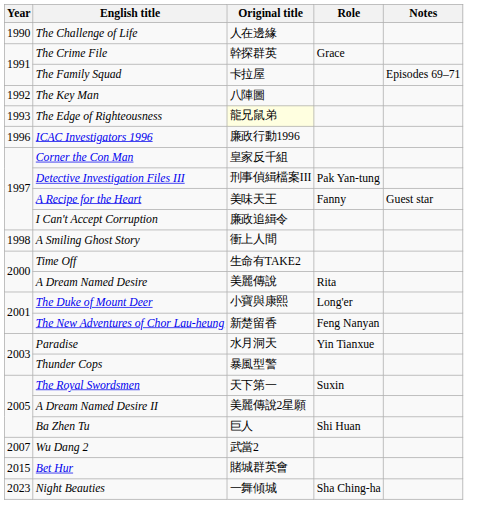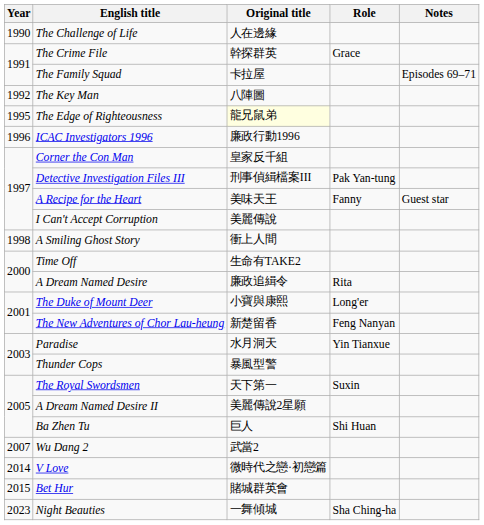(19, 116) 1993 -> (19, 116) 1995
(259, 219) 廉政追緝令 -> (253, 219) 美麗傳說
(253, 281) 美麗傳說 -> (259, 281) 廉政追緝令
+ row: (52, 468)
